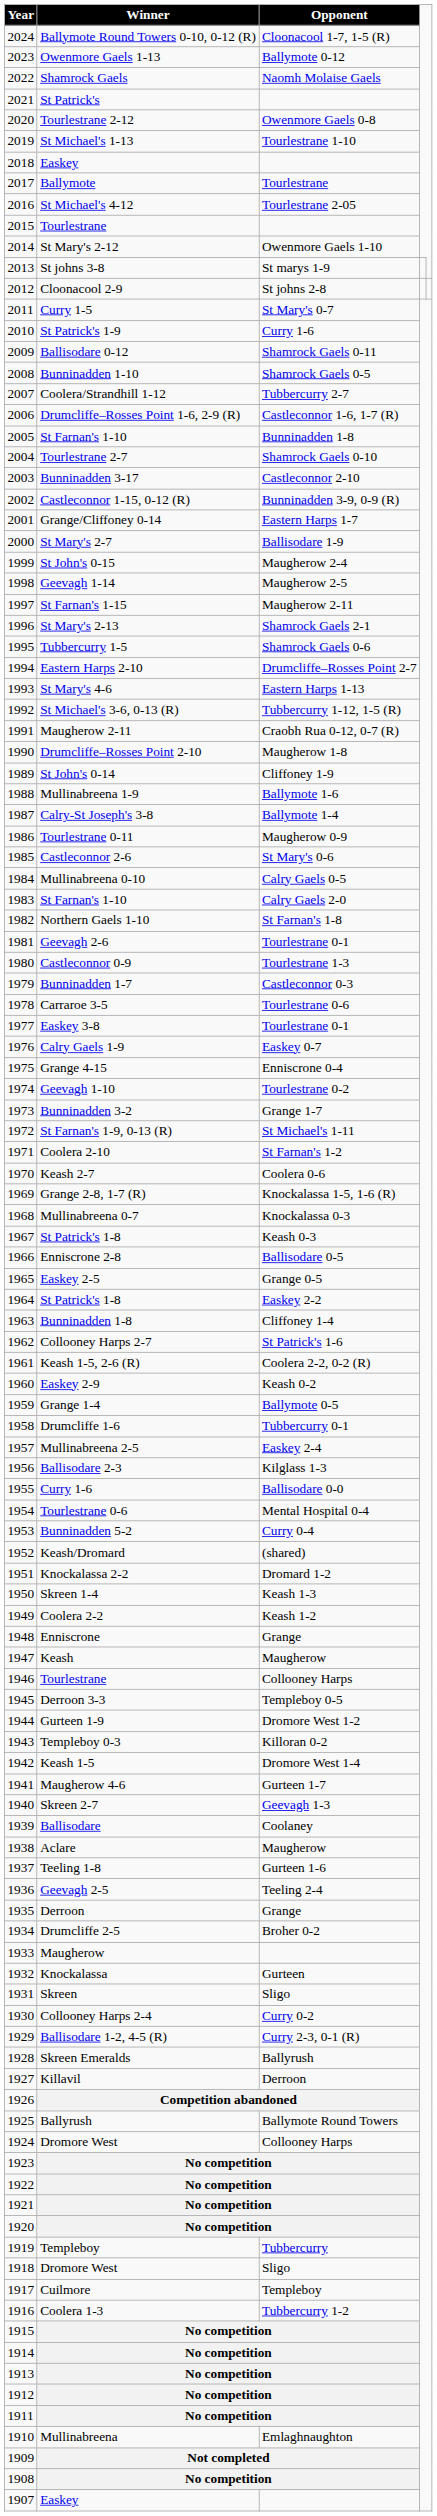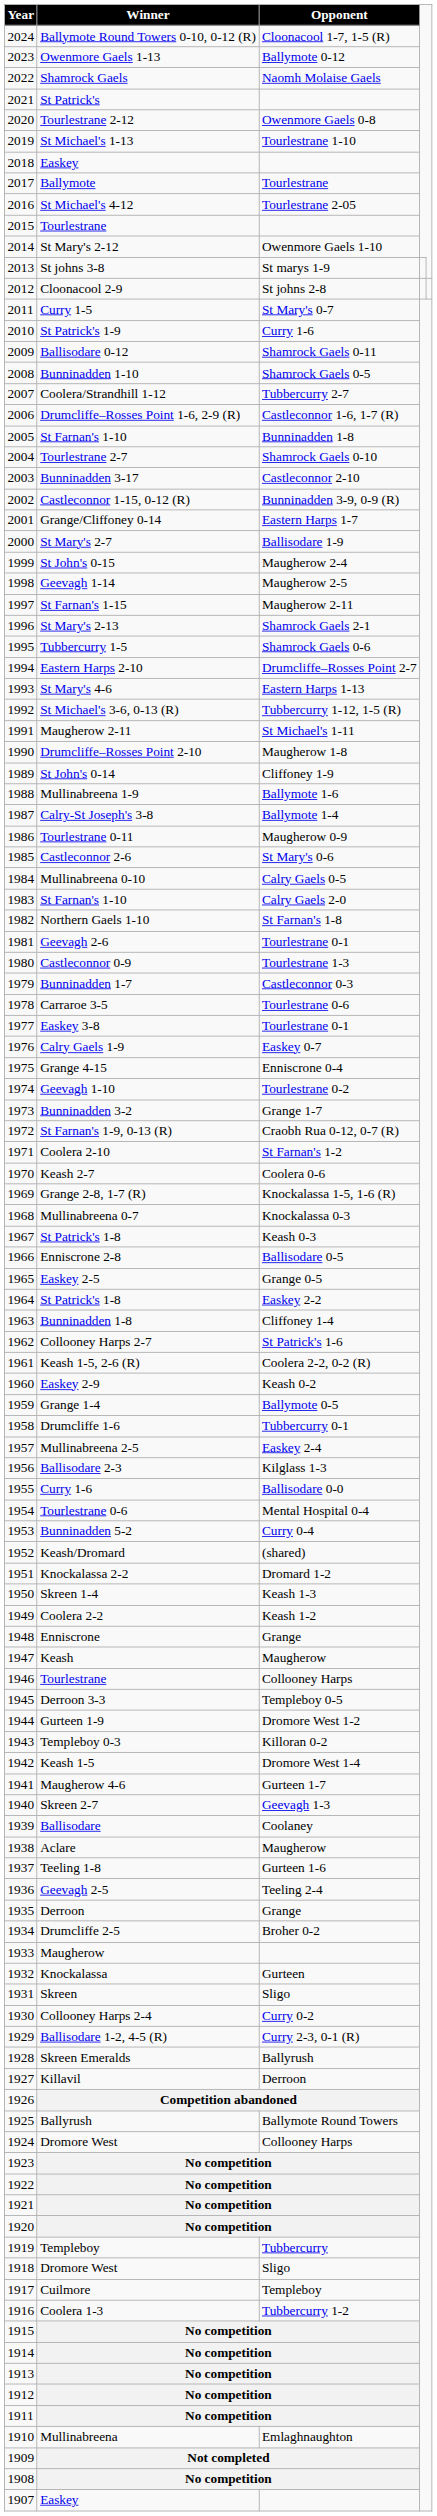(330, 731) Craobh Rua 0-12, 0-7 (R) -> (308, 731) St Michael's 1-11
(308, 1131) St Michael's 1-11 -> (330, 1131) Craobh Rua 0-12, 0-7 (R)
